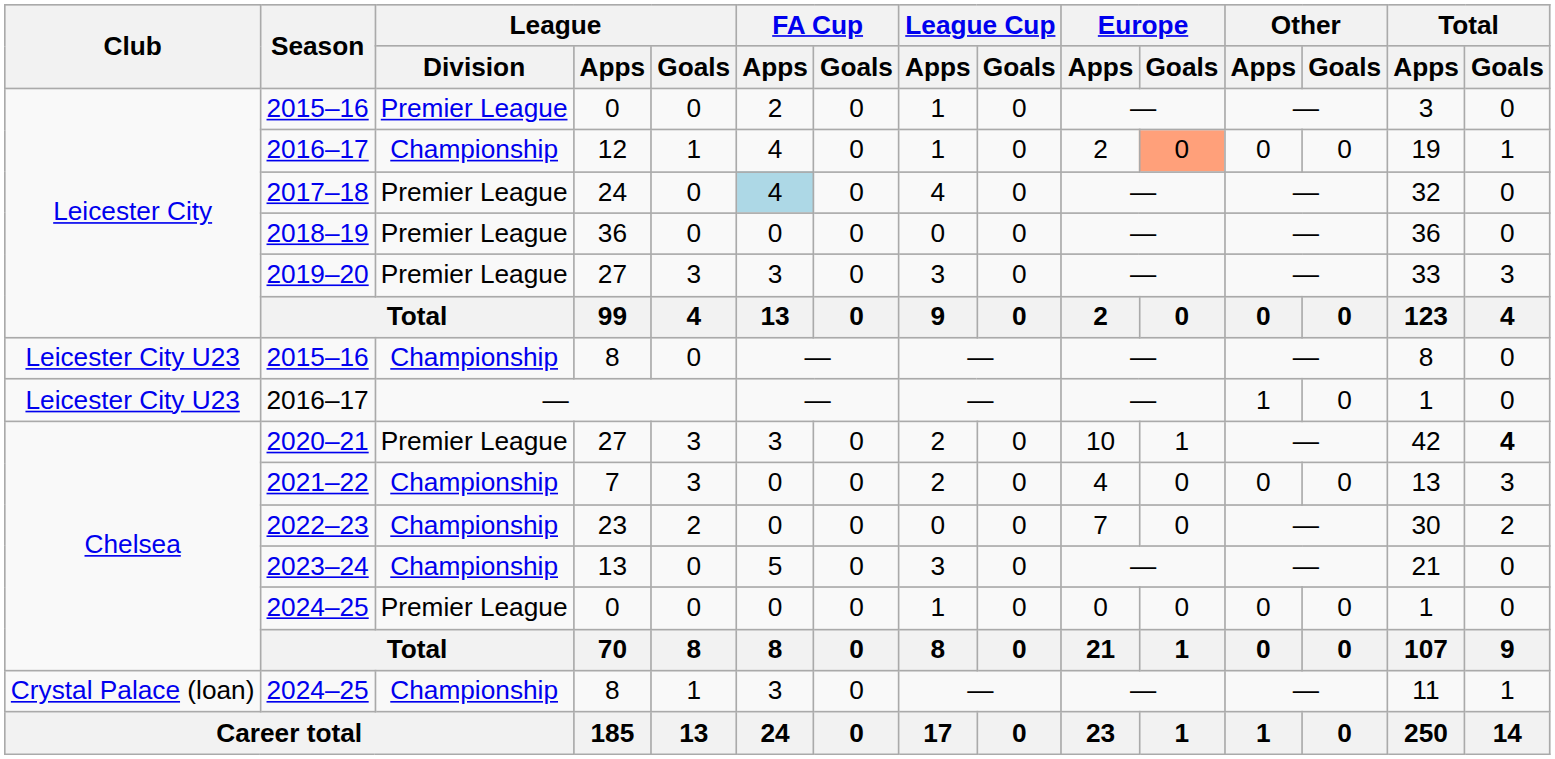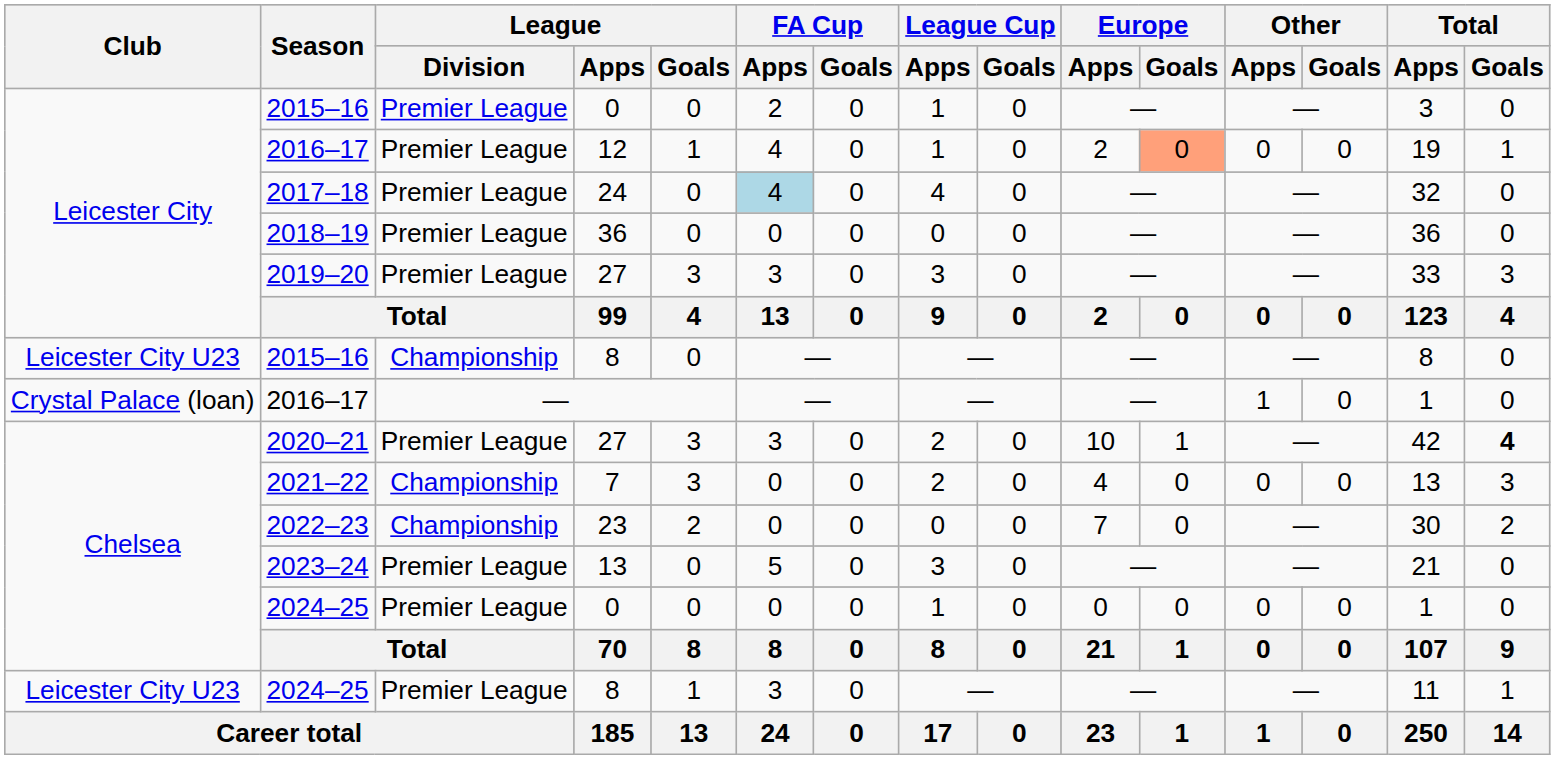(474, 150) Championship -> (474, 150) Premier League
(133, 399) Leicester City U23 -> (133, 399) Crystal Palace (loan)
(474, 566) Championship -> (474, 566) Premier League
(133, 691) Crystal Palace (loan) -> (133, 691) Leicester City U23
(474, 691) Championship -> (474, 691) Premier League
